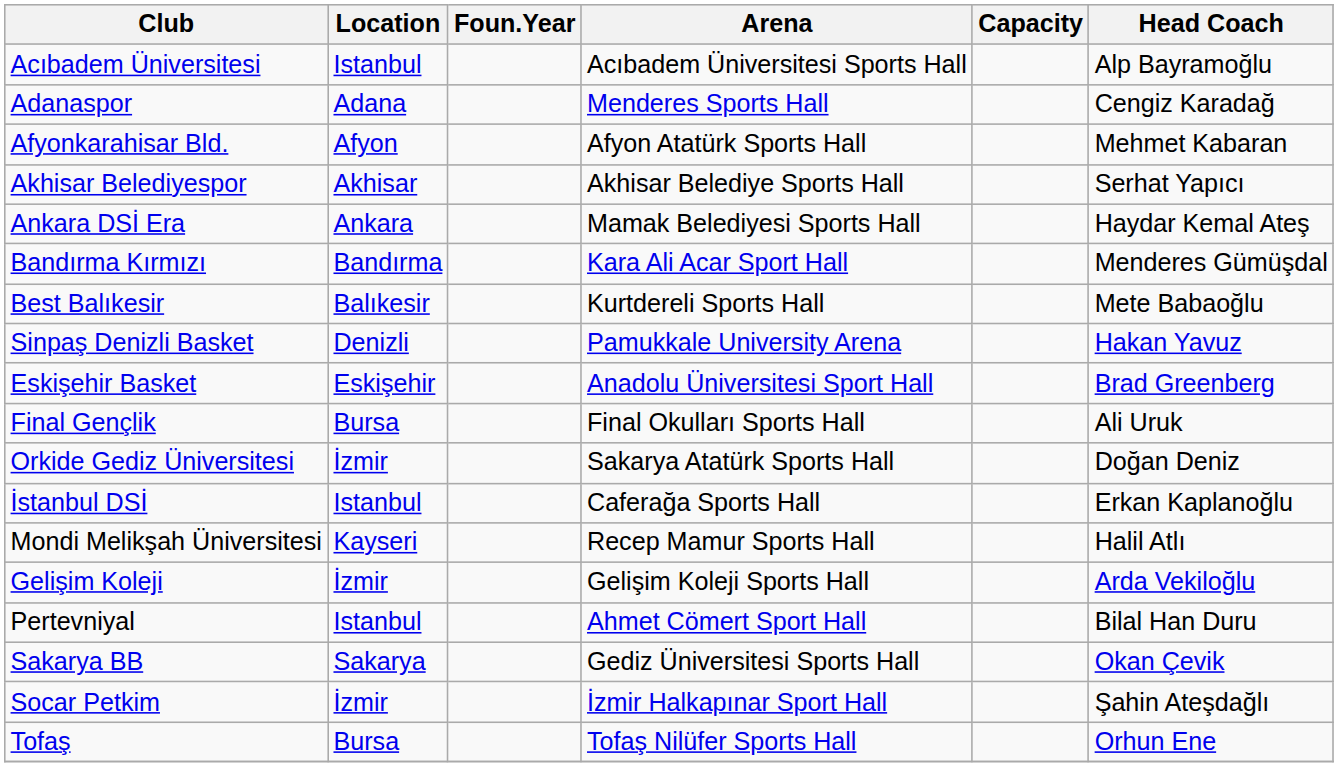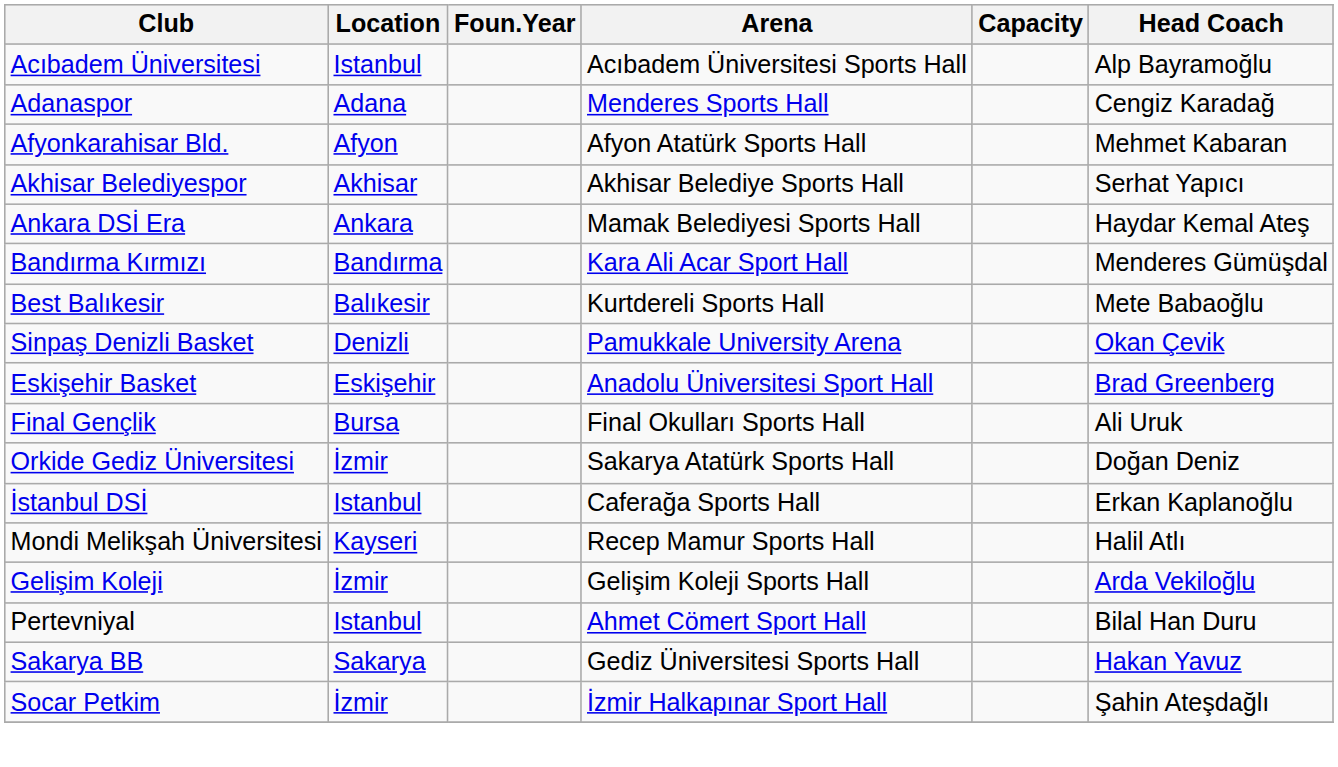(1168, 343) Hakan Yavuz -> (1160, 343) Okan Çevik
(1160, 661) Okan Çevik -> (1168, 661) Hakan Yavuz
- row: (41, 741)
